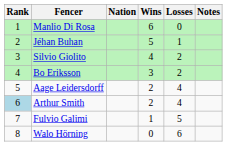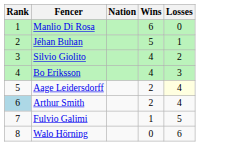- column: (209, 12)
(151, 73) 3 -> (151, 73) 4
(179, 73) 2 -> (179, 73) 3
(179, 88) no background -> (179, 88) lightyellow background
